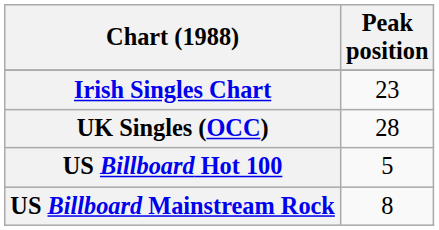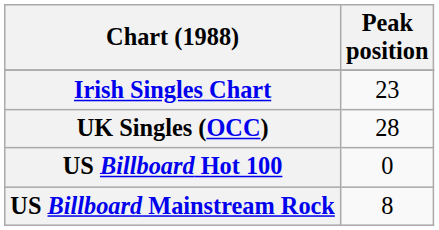(387, 166) 5 -> (387, 166) 0
